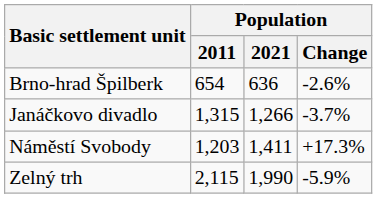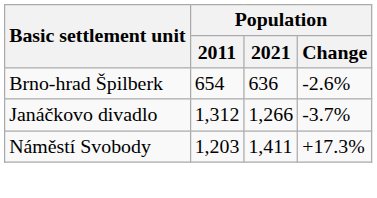(217, 114) 1,315 -> (217, 114) 1,312
- row: (46, 177)
